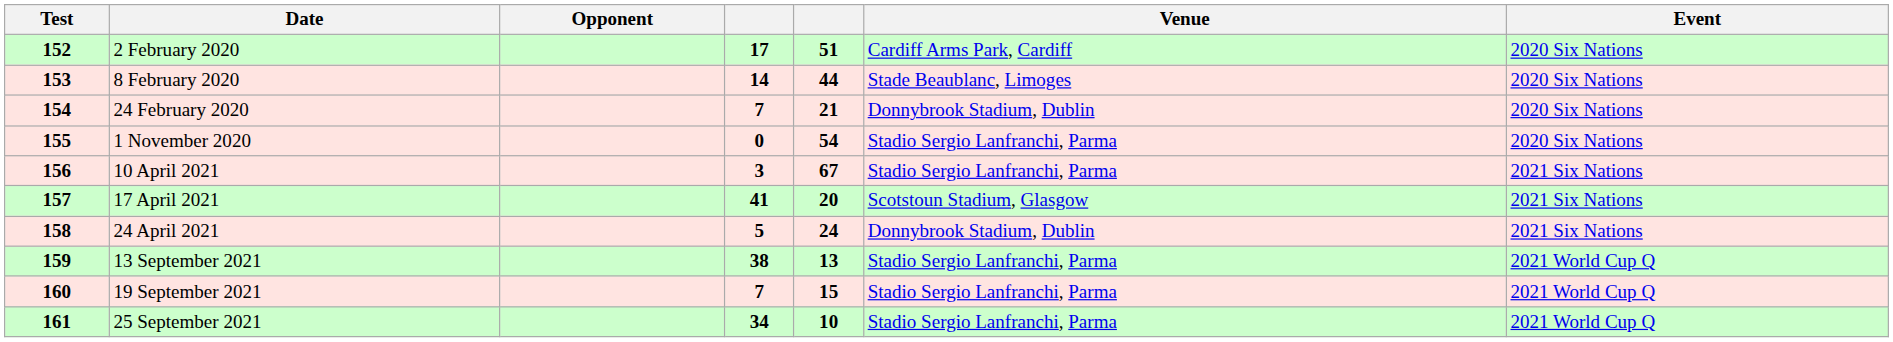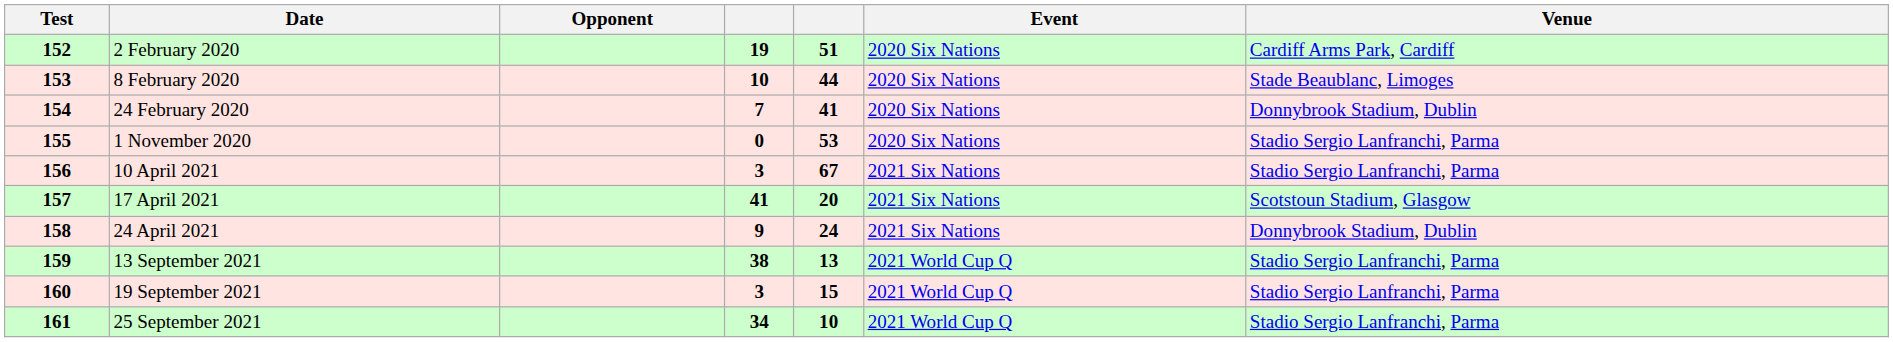columns swapped: (1185, 19) <-> (1697, 19)
(759, 49) 17 -> (759, 49) 19
(759, 79) 14 -> (759, 79) 10
(829, 110) 21 -> (829, 110) 41
(829, 140) 54 -> (829, 140) 53
(759, 230) 5 -> (759, 230) 9
(759, 291) 7 -> (759, 291) 3
